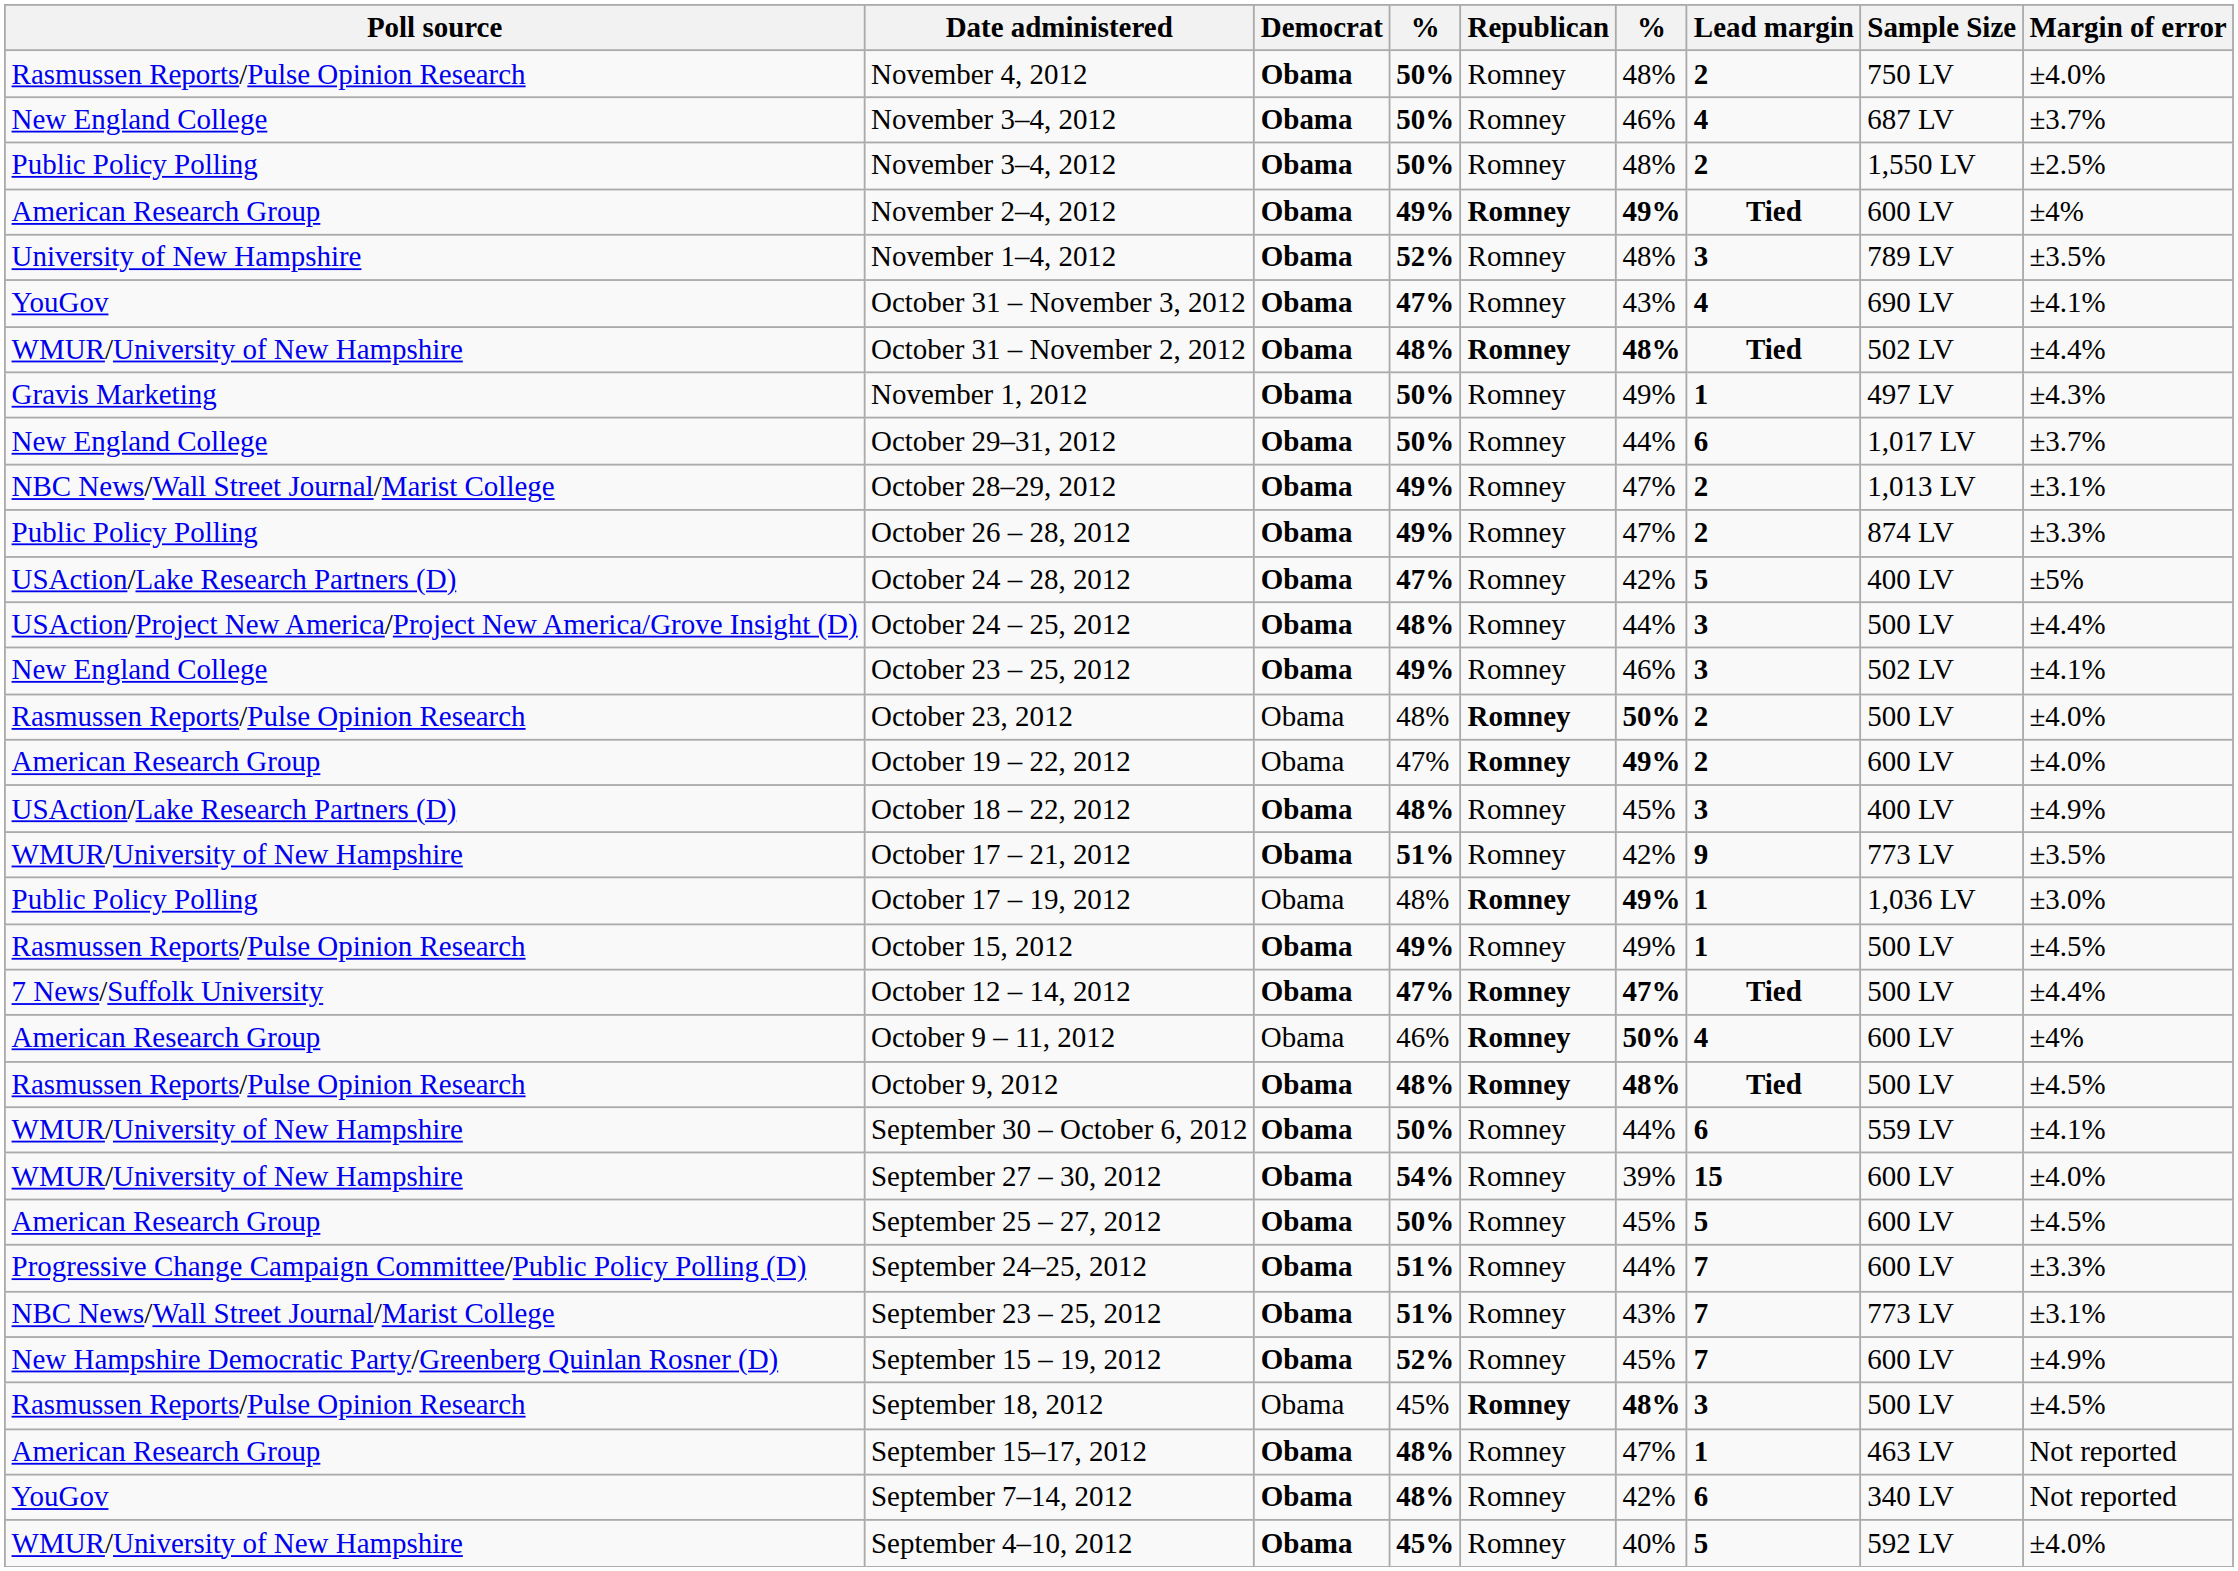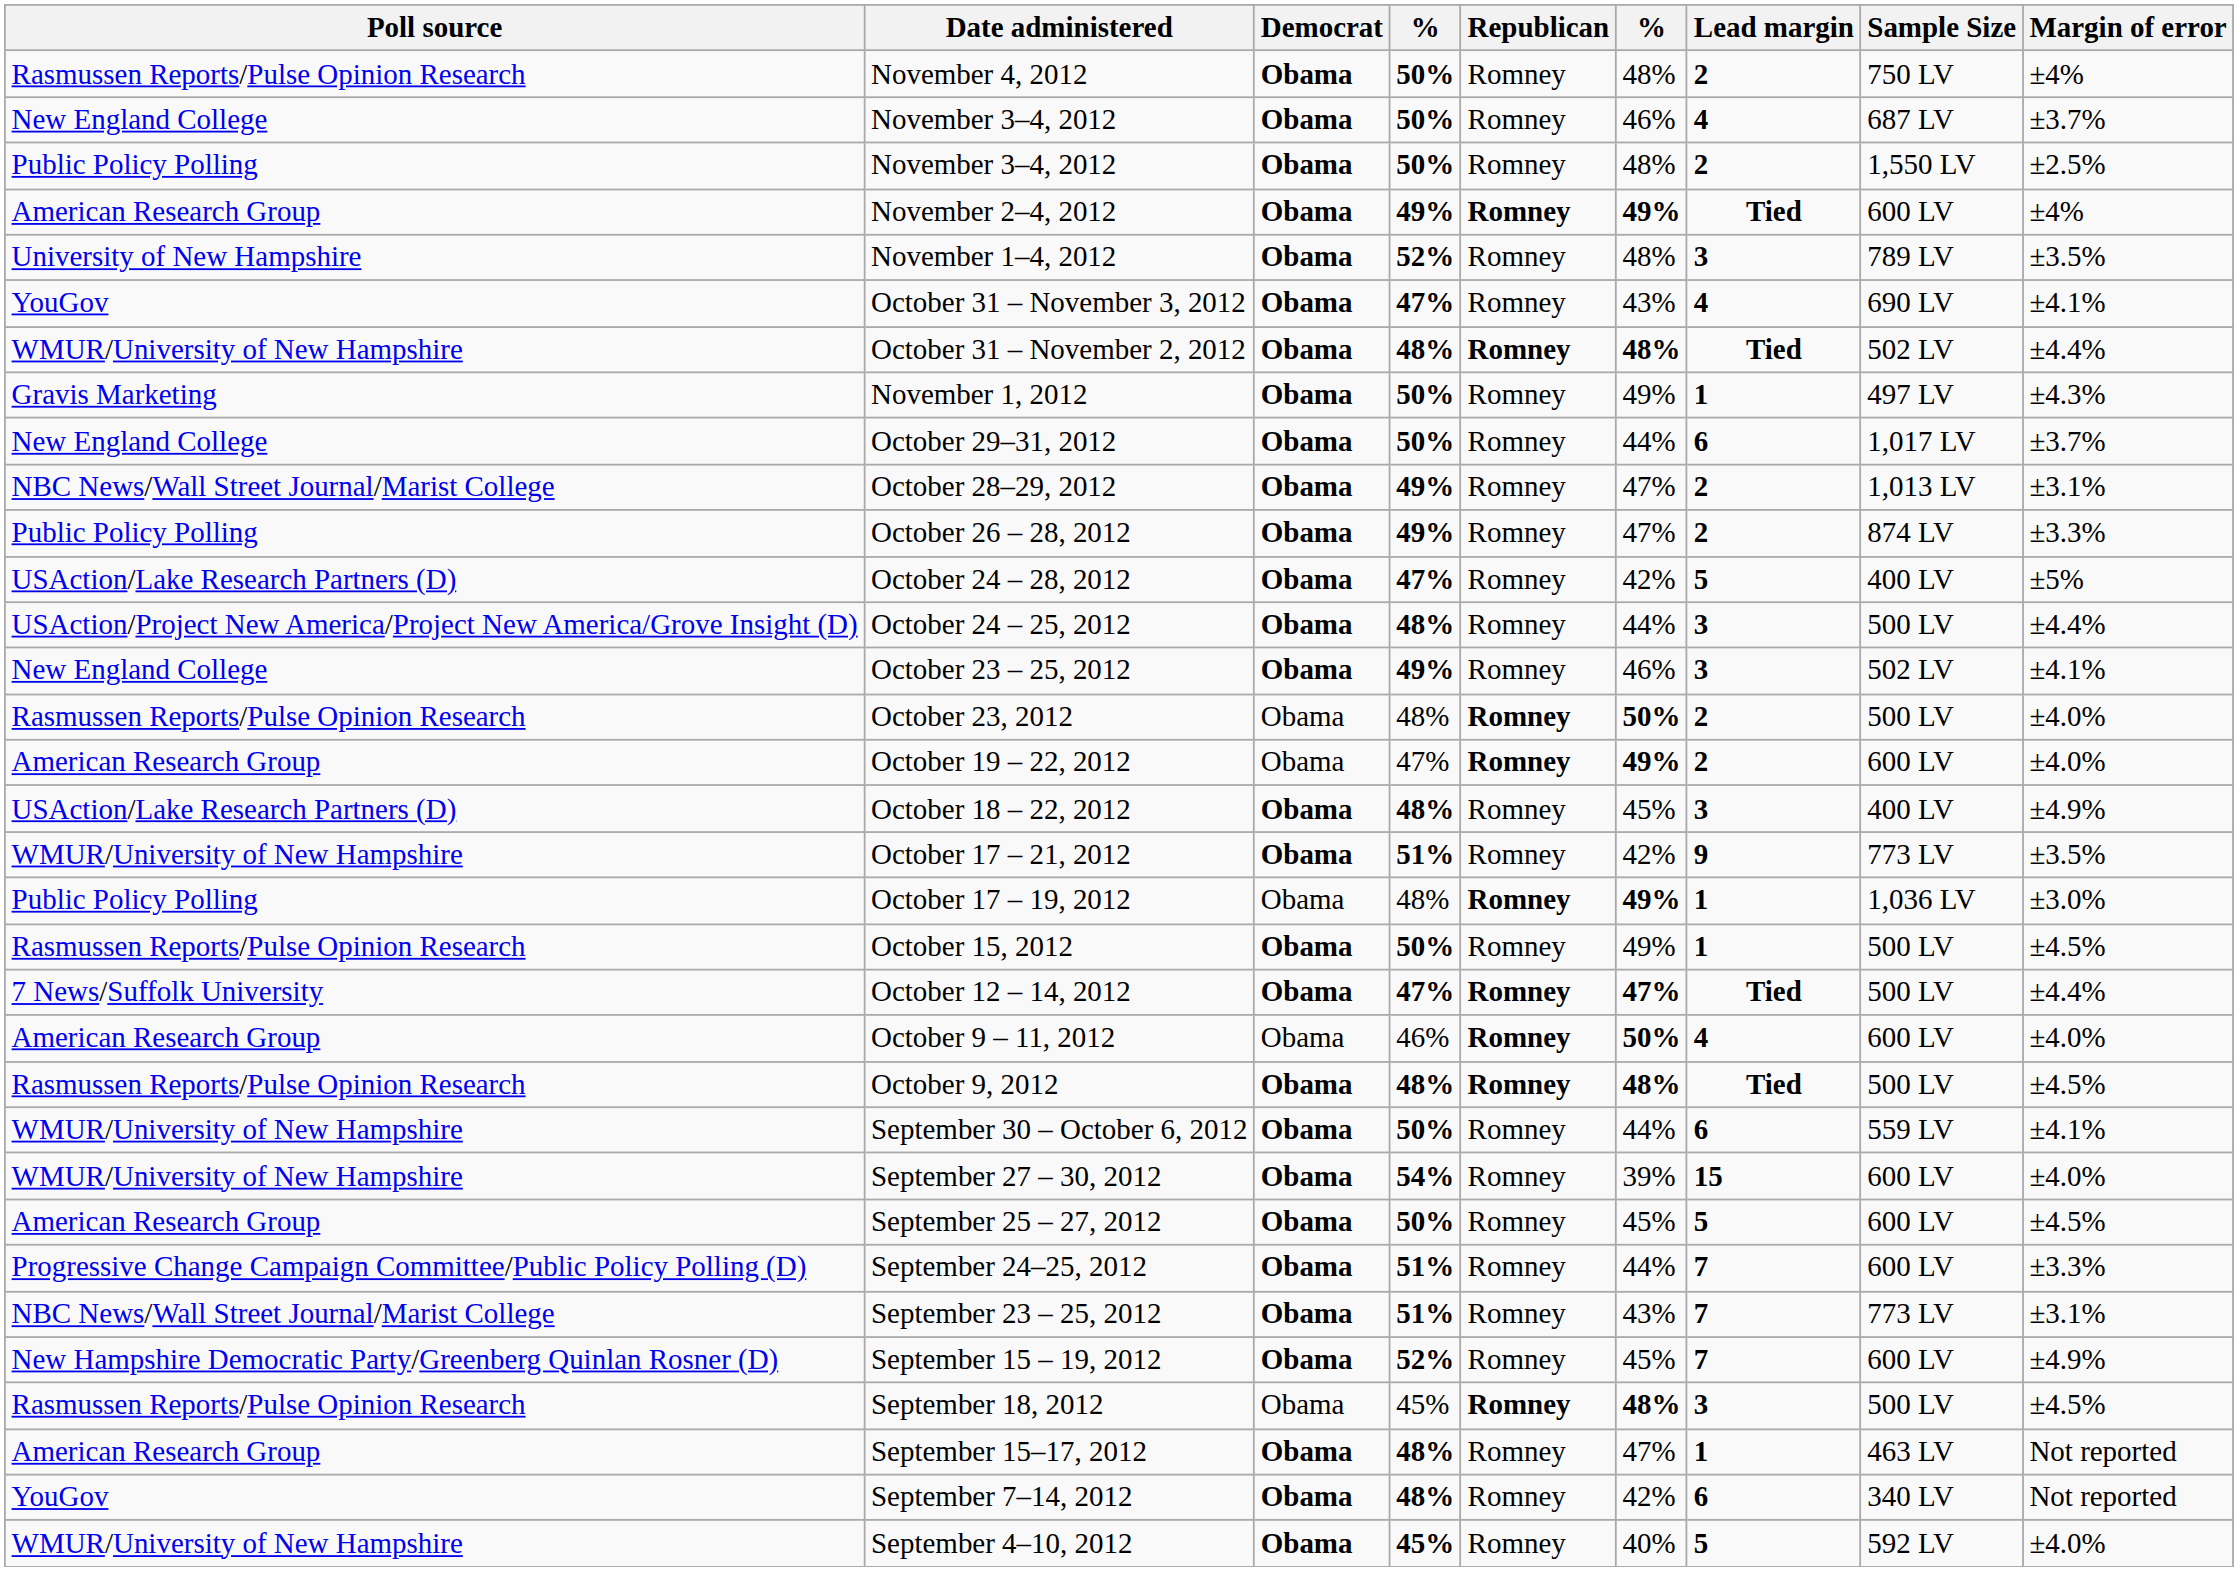(2068, 73) ±4.0% -> (2057, 73) ±4%
(1425, 946) 49% -> (1425, 946) 50%
(2057, 1037) ±4% -> (2068, 1037) ±4.0%
